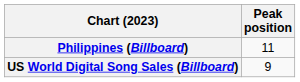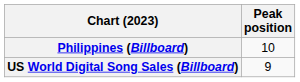(268, 47) 11 -> (268, 47) 10
